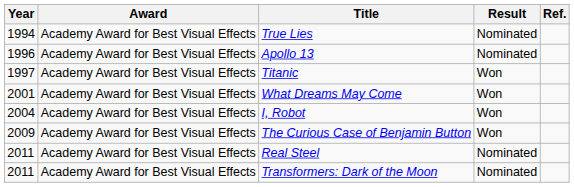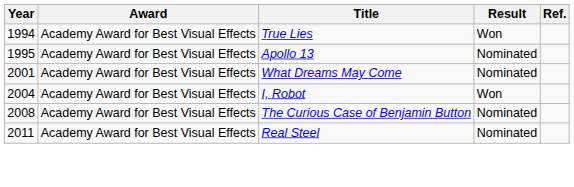(507, 34) Nominated -> (490, 34) Won
(21, 53) 1996 -> (21, 53) 1995
- row: (280, 73)
(490, 93) Won -> (507, 73) Nominated
(21, 133) 2009 -> (21, 113) 2008
(490, 133) Won -> (507, 113) Nominated
- row: (350, 172)
